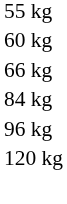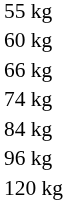+ row: (28, 99)
